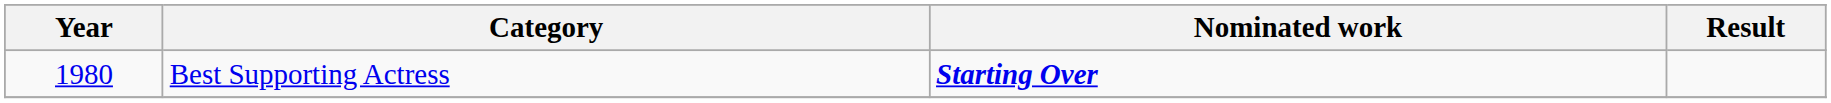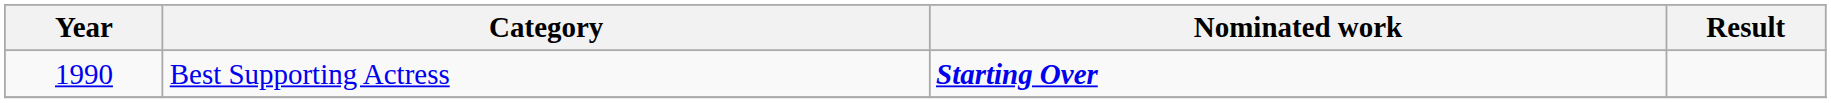(84, 73) 1980 -> (84, 73) 1990
